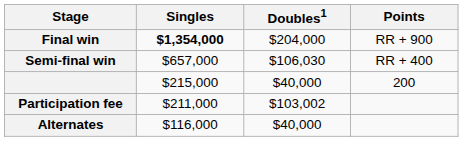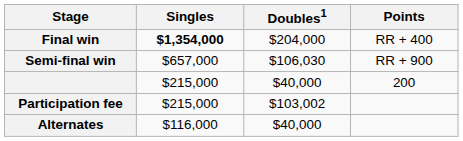(404, 40) RR + 900 -> (404, 40) RR + 400
(404, 61) RR + 400 -> (404, 61) RR + 900
(190, 104) $211,000 -> (190, 104) $215,000
